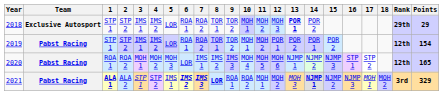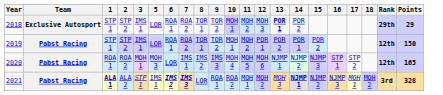- column: (156, 10)
(425, 44) 154 -> (410, 44) 150
(217, 81) bold -> (201, 81) normal
(425, 81) 329 -> (410, 81) 328
